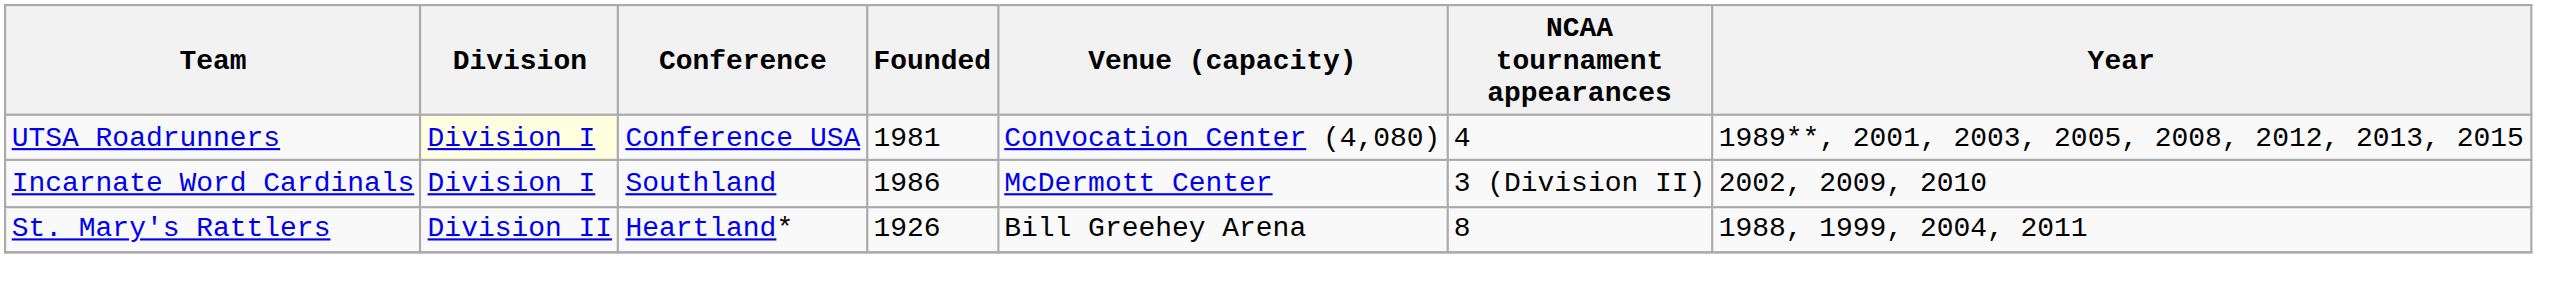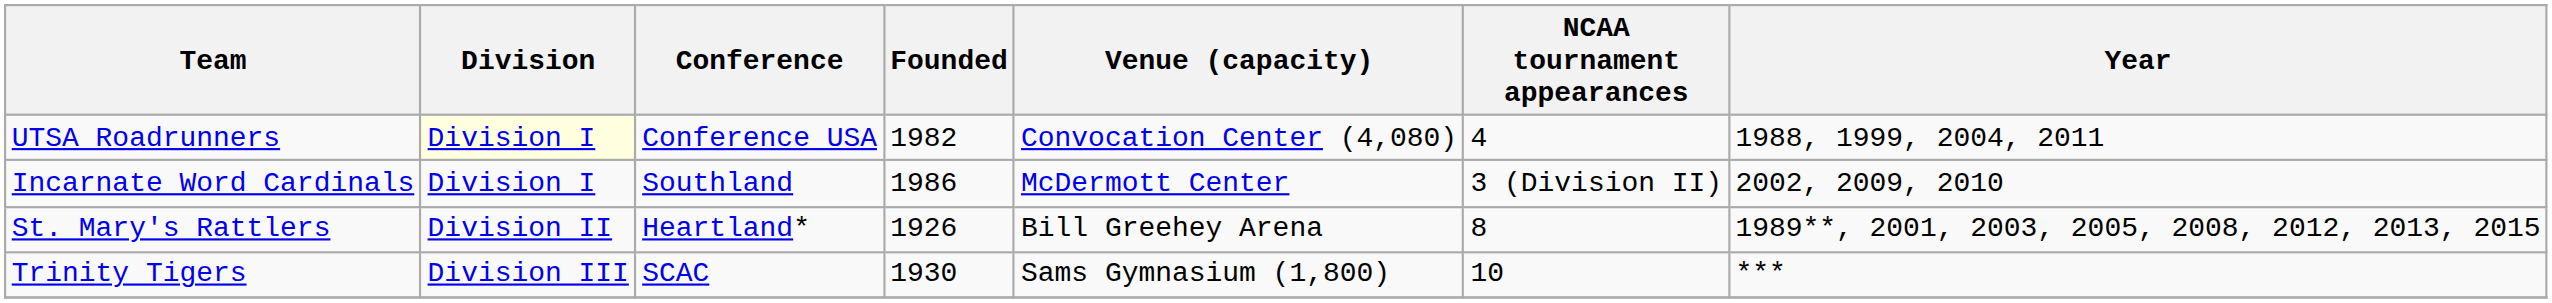(907, 138) 1981 -> (924, 138) 1982
(2121, 138) 1989**, 2001, 2003, 2005, 2008, 2012, 2013, 2015 -> (1920, 138) 1988, 1999, 2004, 2011
(1903, 229) 1988, 1999, 2004, 2011 -> (2138, 229) 1989**, 2001, 2003, 2005, 2008, 2012, 2013, 2015
+ row: (129, 275)
